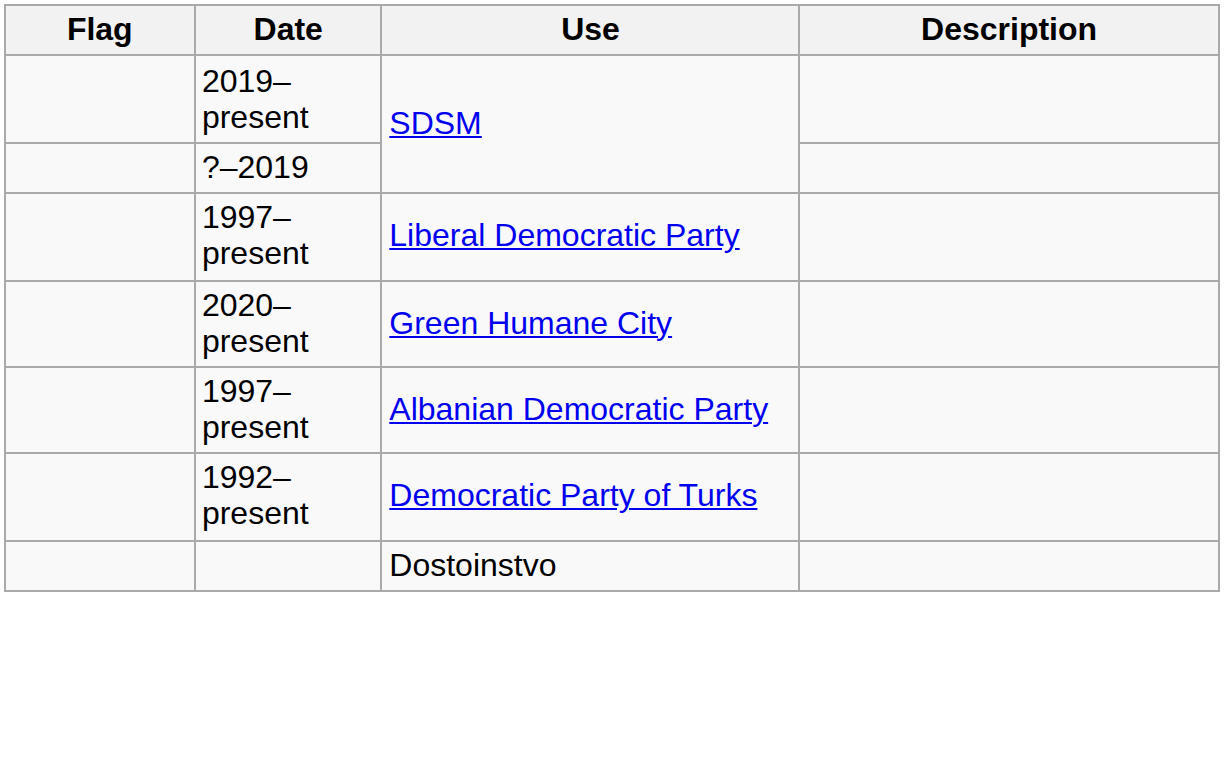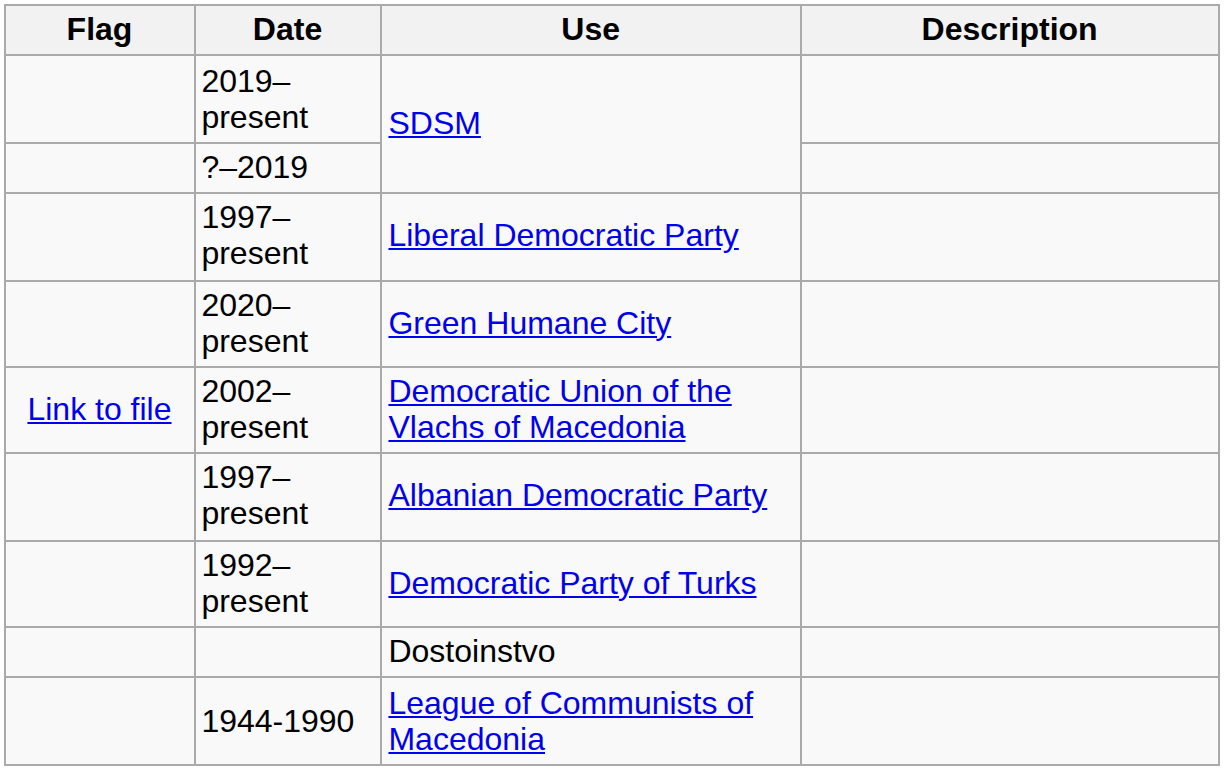+ row: (255, 409)
+ row: (278, 720)
